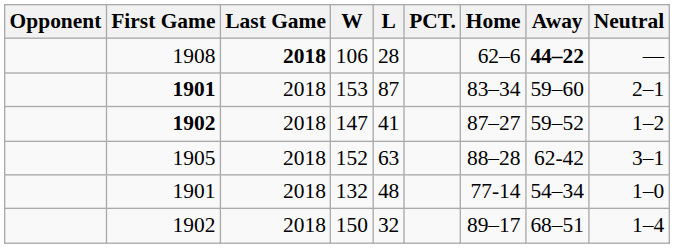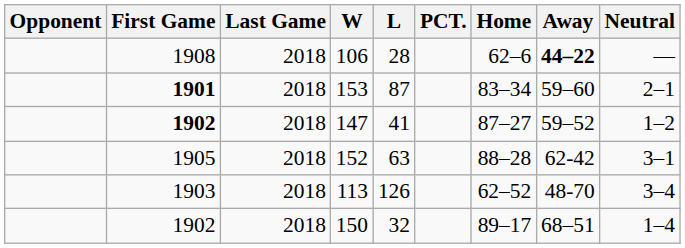(305, 55) bold -> (305, 55) normal
- row: (352, 191)
+ row: (352, 191)
